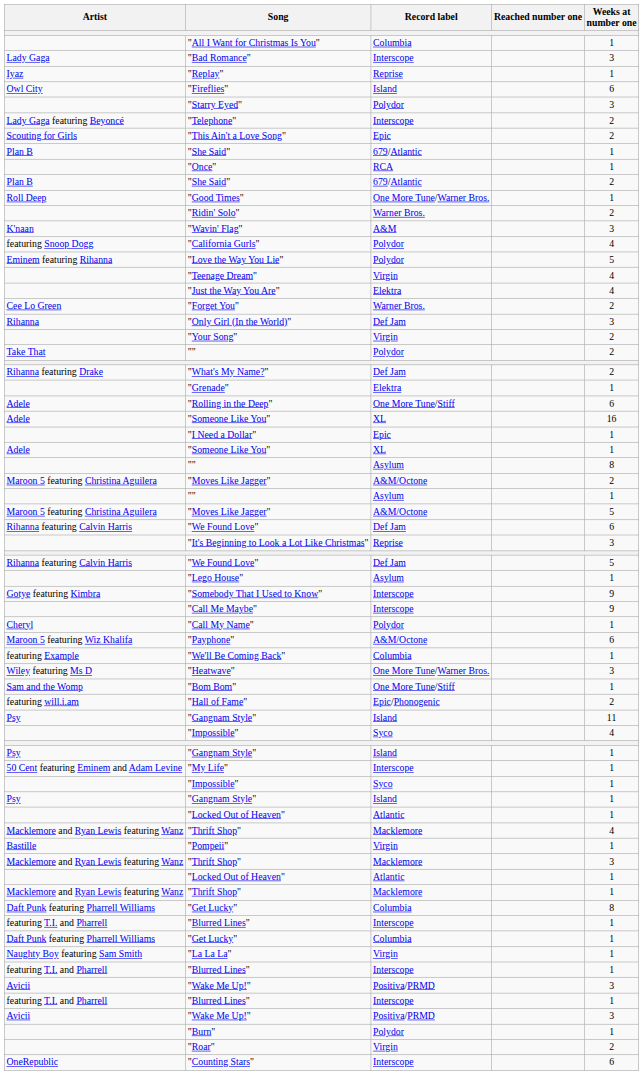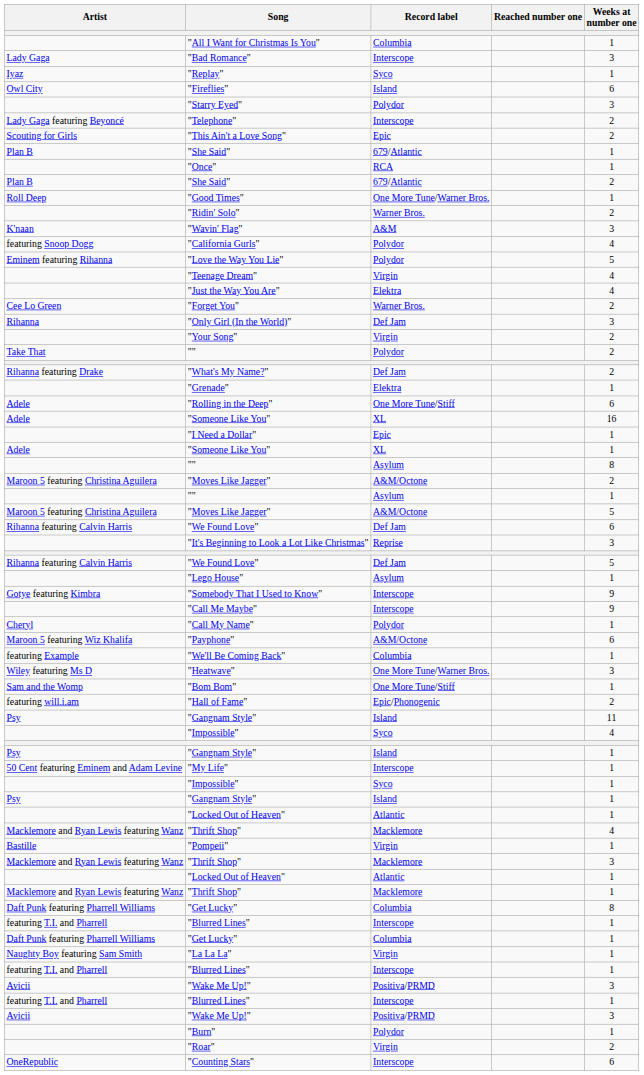(388, 74) Reprise -> (383, 74) Syco
